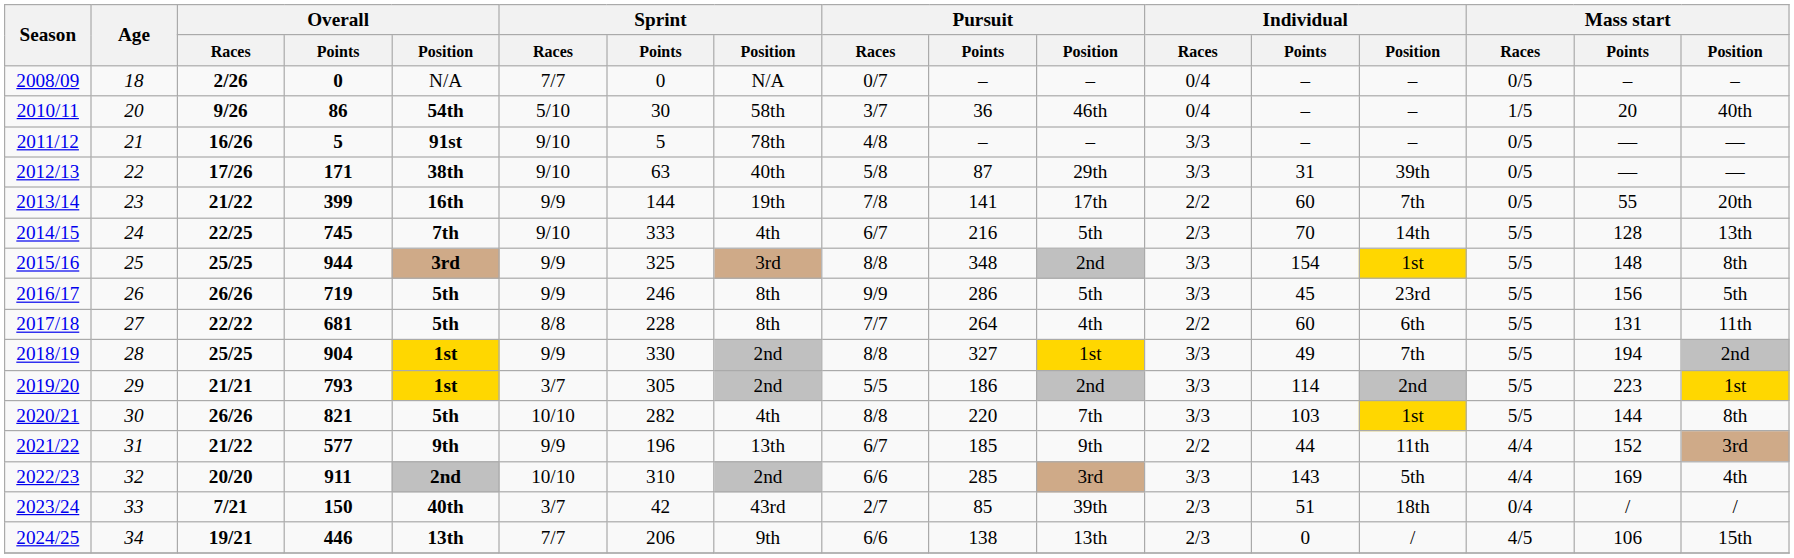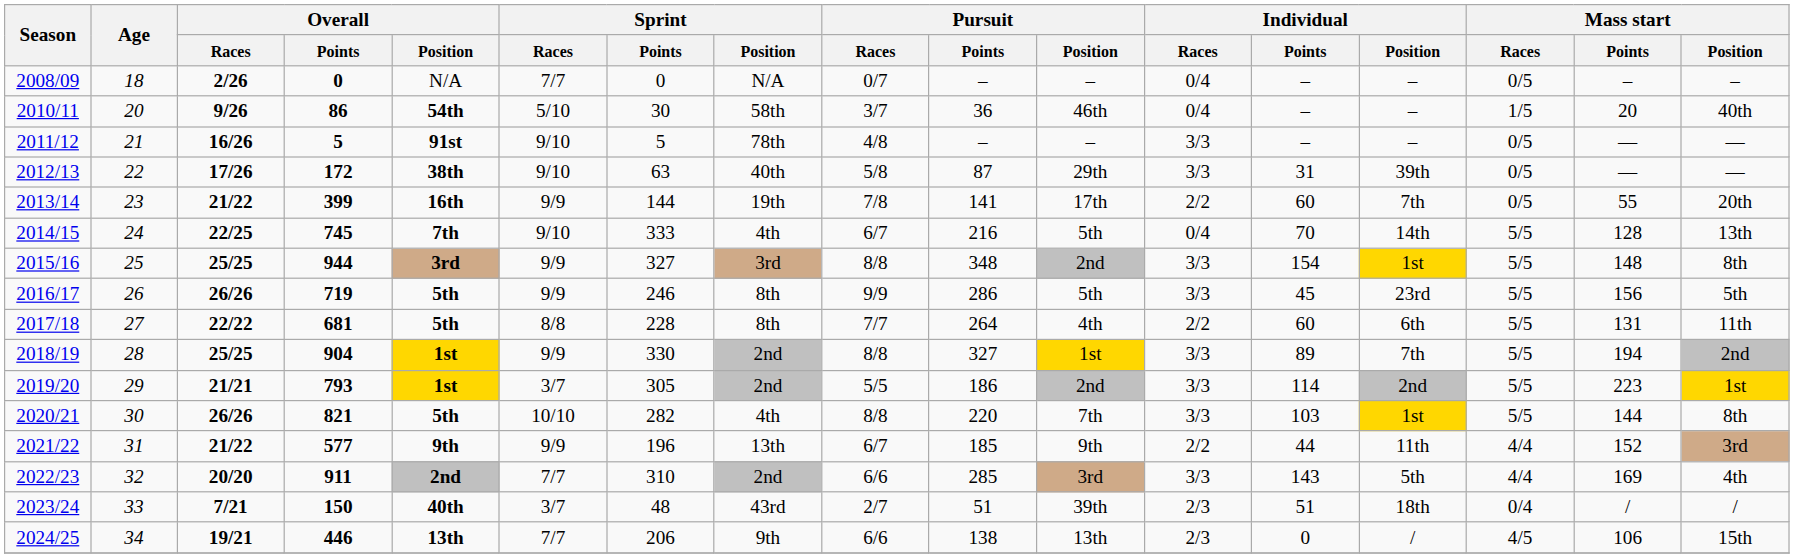(338, 171) 171 -> (338, 171) 172
(1198, 232) 2/3 -> (1198, 232) 0/4
(660, 263) 325 -> (660, 263) 327
(1305, 354) 49 -> (1305, 354) 89
(553, 476) 10/10 -> (553, 476) 7/7
(660, 506) 42 -> (660, 506) 48
(983, 506) 85 -> (983, 506) 51
